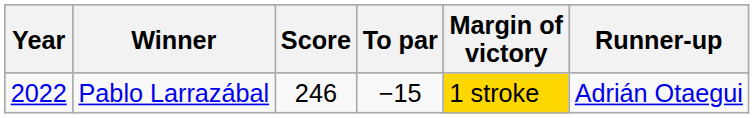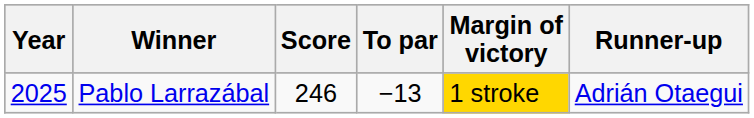(39, 93) 2022 -> (39, 93) 2025
(400, 93) −15 -> (400, 93) −13
